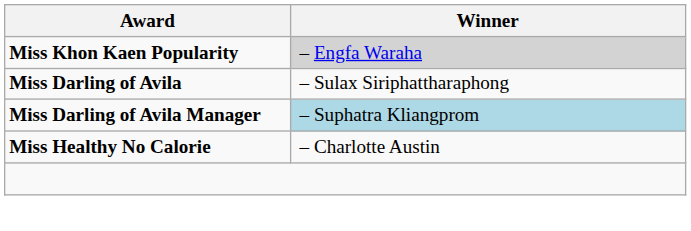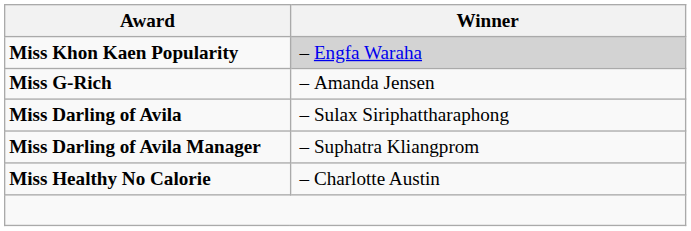+ row: (60, 83)
(387, 115) lightblue background -> (387, 147) no background
